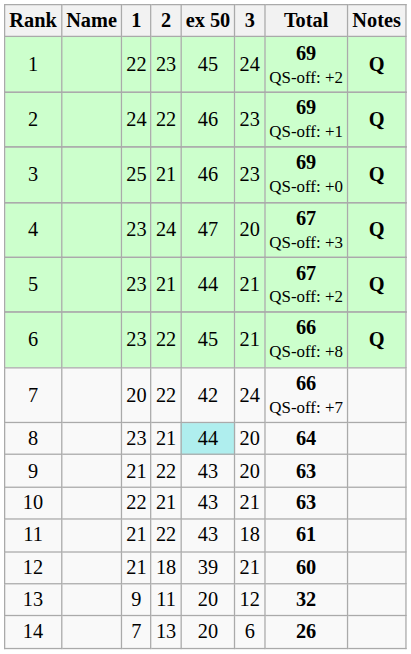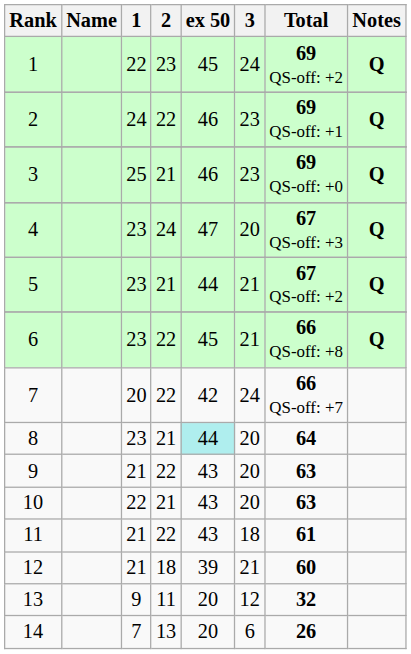(250, 502) 21 -> (250, 502) 20
